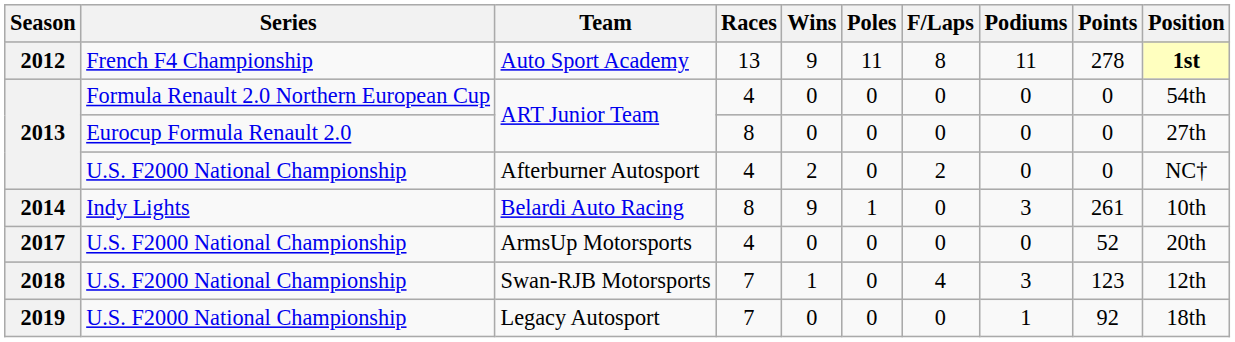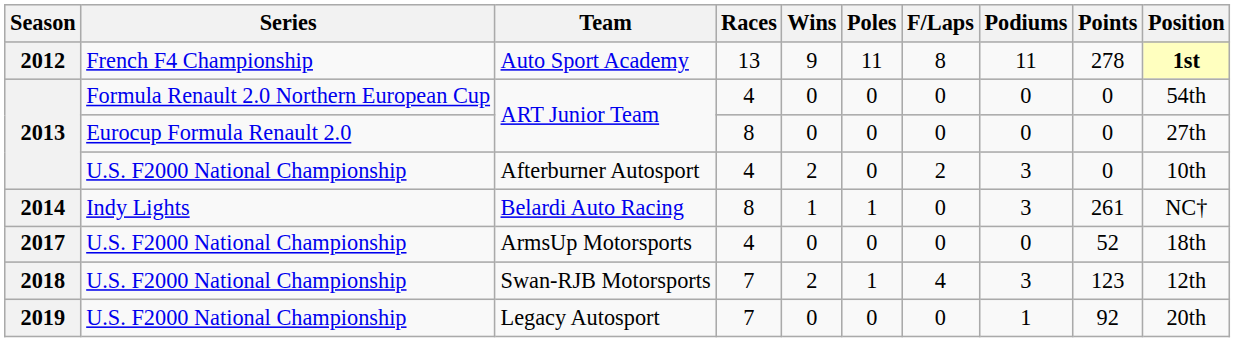(1026, 170) 0 -> (1026, 170) 3
(1186, 170) NC† -> (1186, 170) 10th
(812, 207) 9 -> (812, 207) 1
(1186, 207) 10th -> (1186, 207) NC†
(1186, 244) 20th -> (1186, 244) 18th
(812, 280) 1 -> (812, 280) 2
(872, 280) 0 -> (872, 280) 1
(1186, 317) 18th -> (1186, 317) 20th
